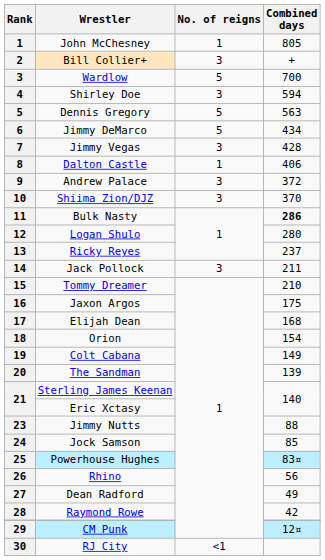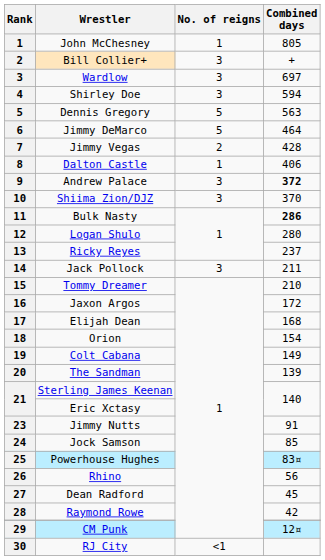(219, 78) 5 -> (219, 78) 3
(292, 78) 700 -> (292, 78) 697
(292, 130) 434 -> (292, 130) 464
(219, 147) 3 -> (219, 147) 2
(292, 182) normal -> (292, 182) bold
(292, 303) 175 -> (292, 303) 172
(292, 425) 88 -> (292, 425) 91
(292, 494) 49 -> (292, 494) 45
